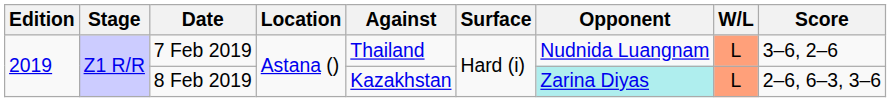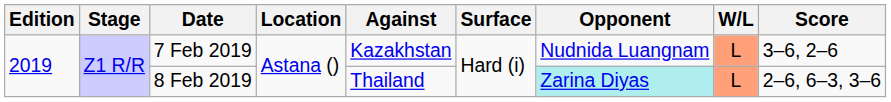(387, 50) Thailand -> (401, 50) Kazakhstan
(401, 81) Kazakhstan -> (387, 81) Thailand
